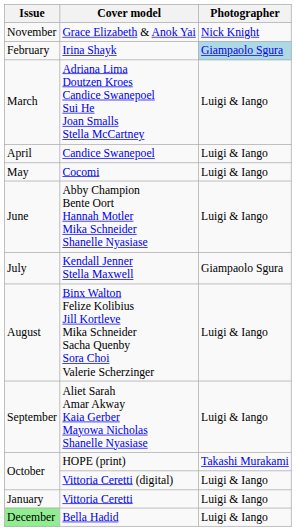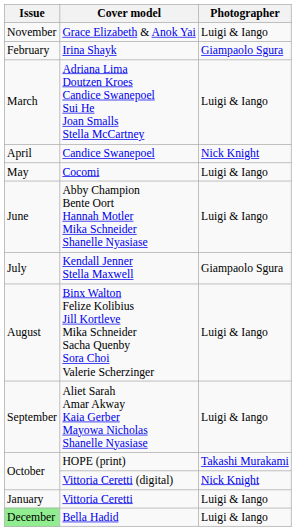(230, 32) Nick Knight -> (235, 32) Luigi & Iango
(242, 50) lightblue background -> (242, 50) no background
(235, 153) Luigi & Iango -> (230, 153) Nick Knight
(235, 480) Luigi & Iango -> (230, 480) Nick Knight
